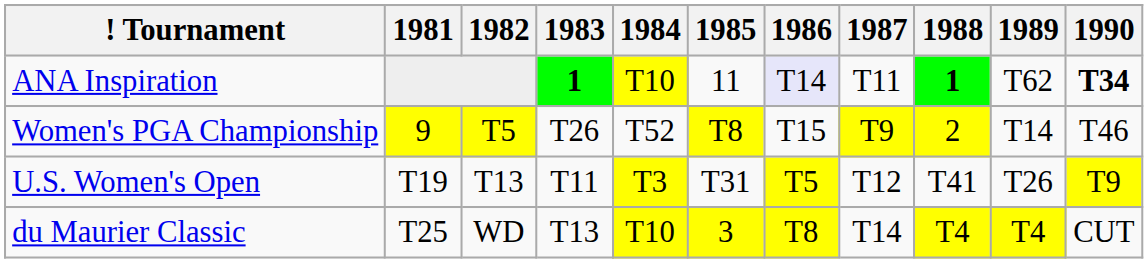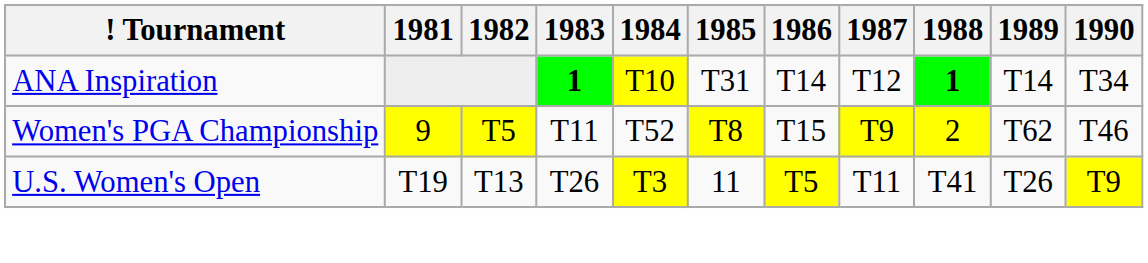(726, 80) 11 -> (726, 80) T31
(801, 80) lavender background -> (801, 80) no background
(877, 80) T11 -> (877, 80) T12
(1028, 80) T62 -> (1028, 80) T14
(1104, 80) bold -> (1104, 80) normal
(574, 131) T26 -> (574, 131) T11
(1028, 131) T14 -> (1028, 131) T62
(574, 181) T11 -> (574, 181) T26
(726, 181) T31 -> (726, 181) 11
(877, 181) T12 -> (877, 181) T11
- row: (129, 232)
